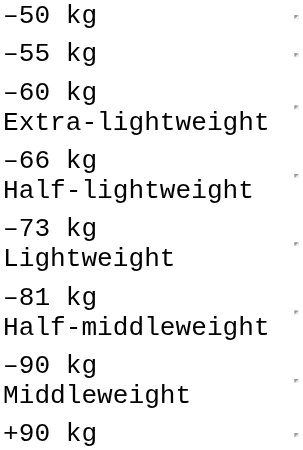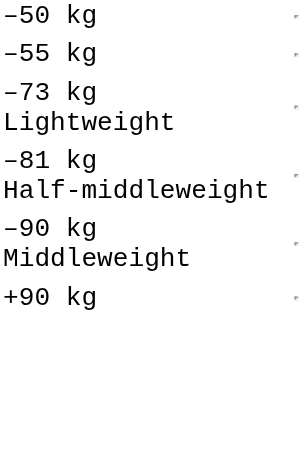- row: (136, 108)
- row: (128, 176)
